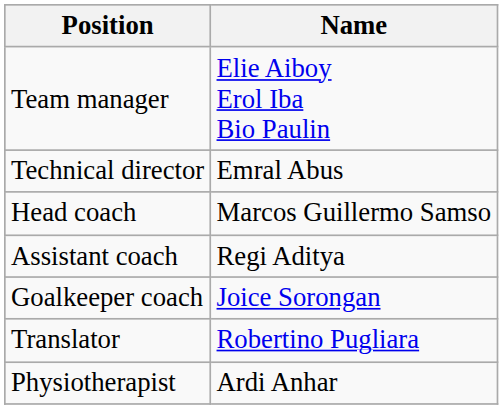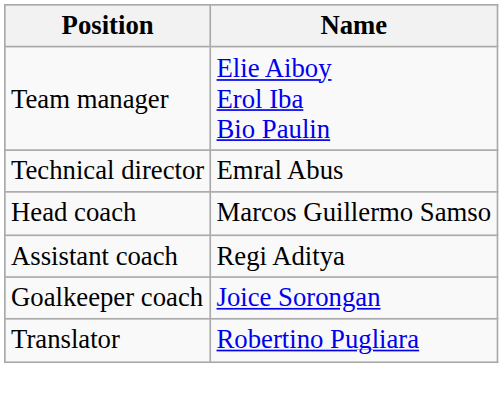- row: (93, 382)
